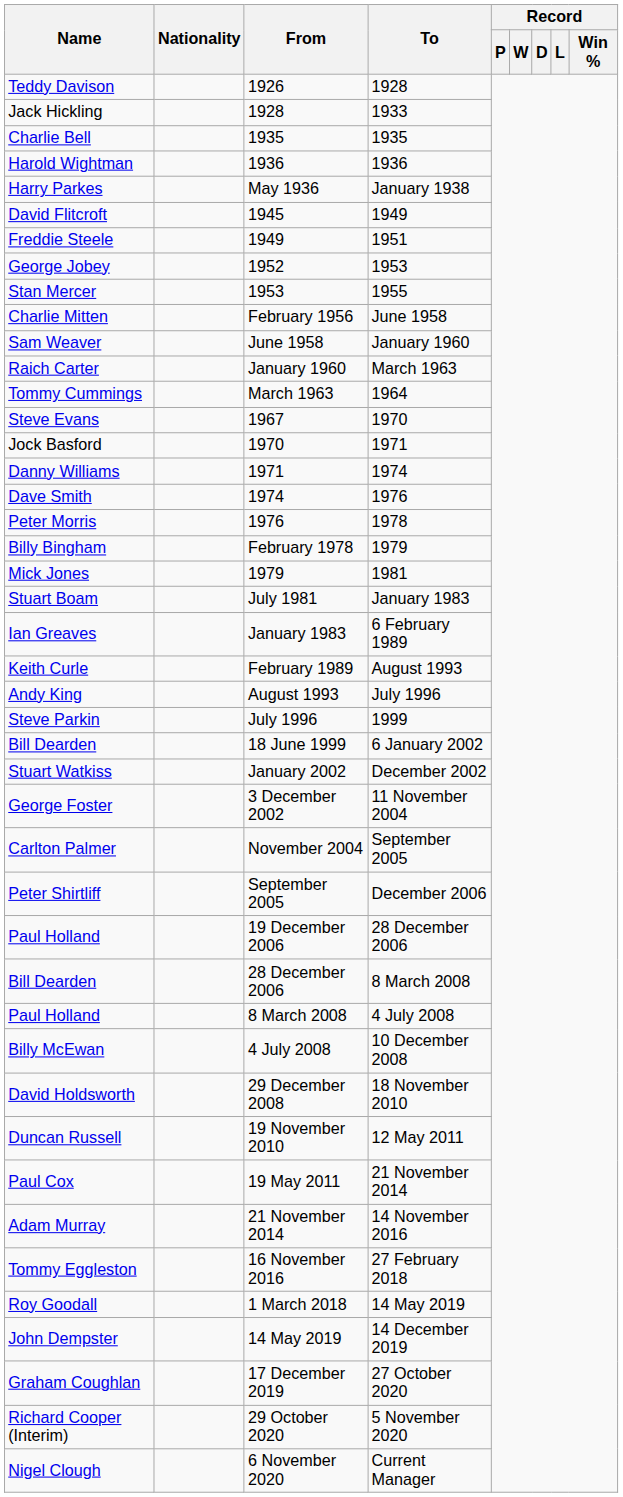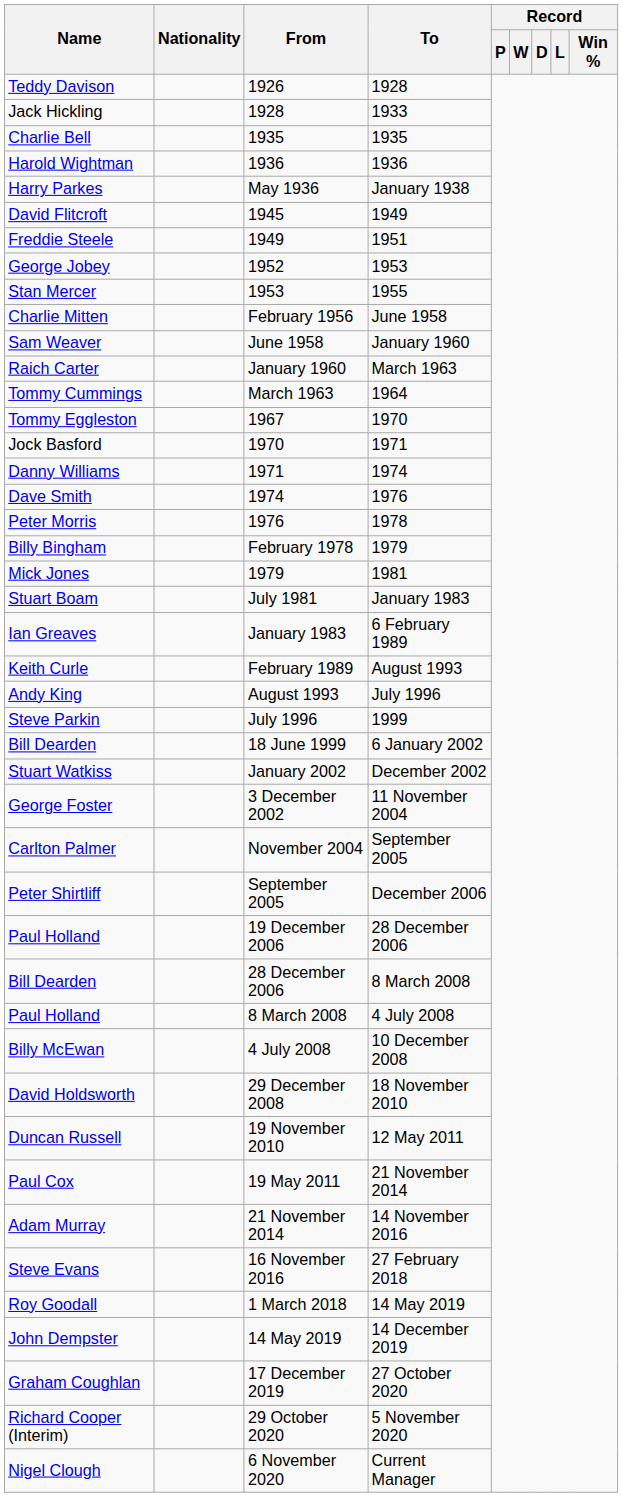(54, 419) Steve Evans -> (72, 419) Tommy Eggleston
(72, 1269) Tommy Eggleston -> (54, 1269) Steve Evans
